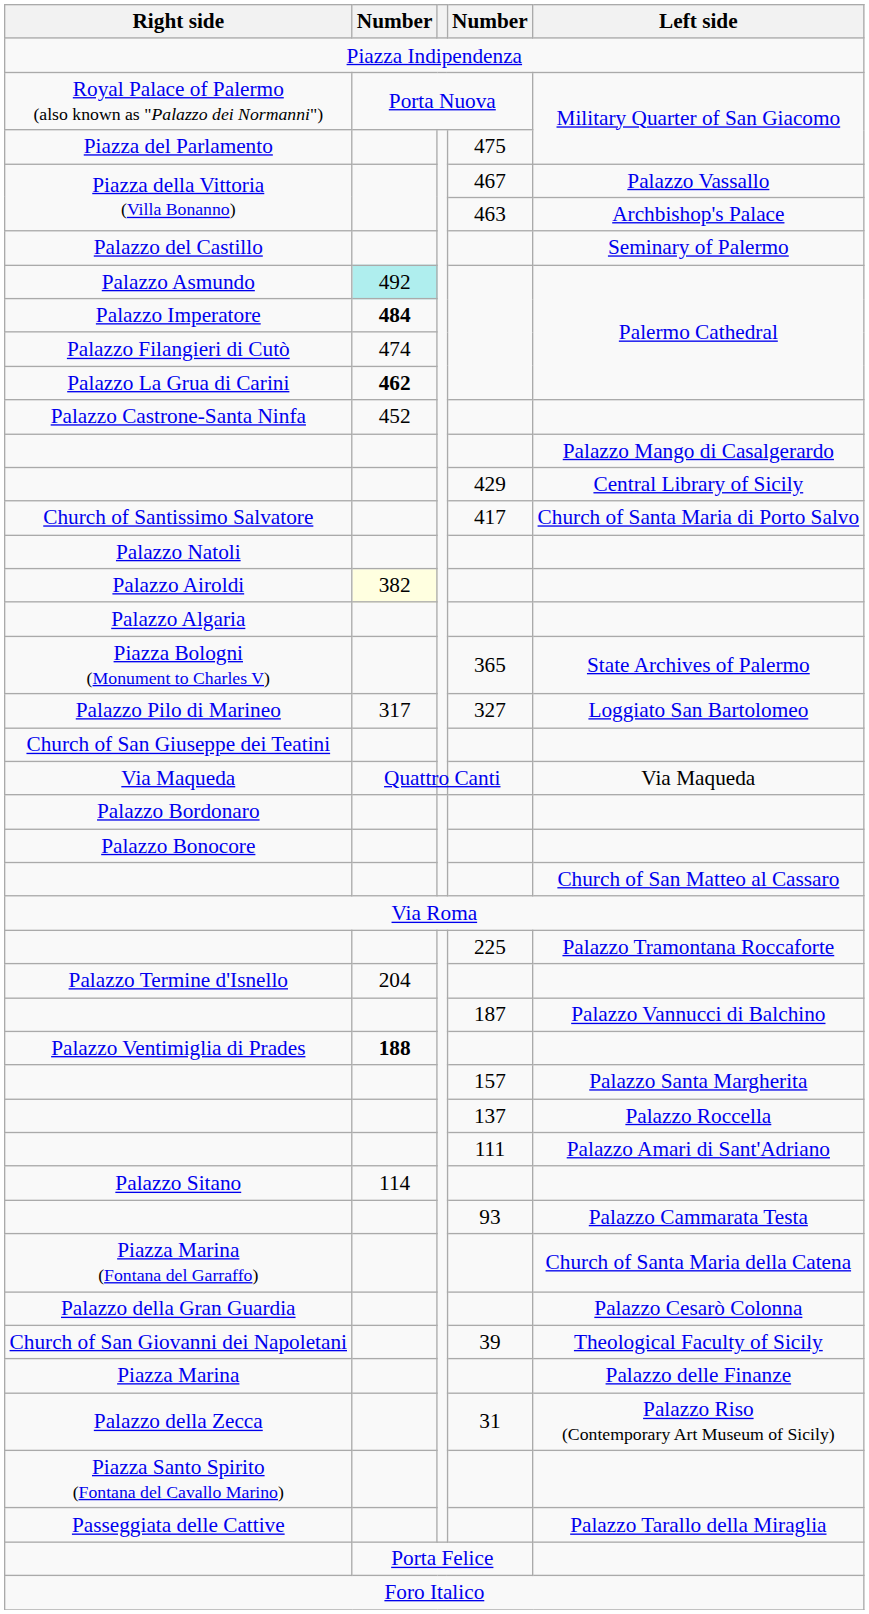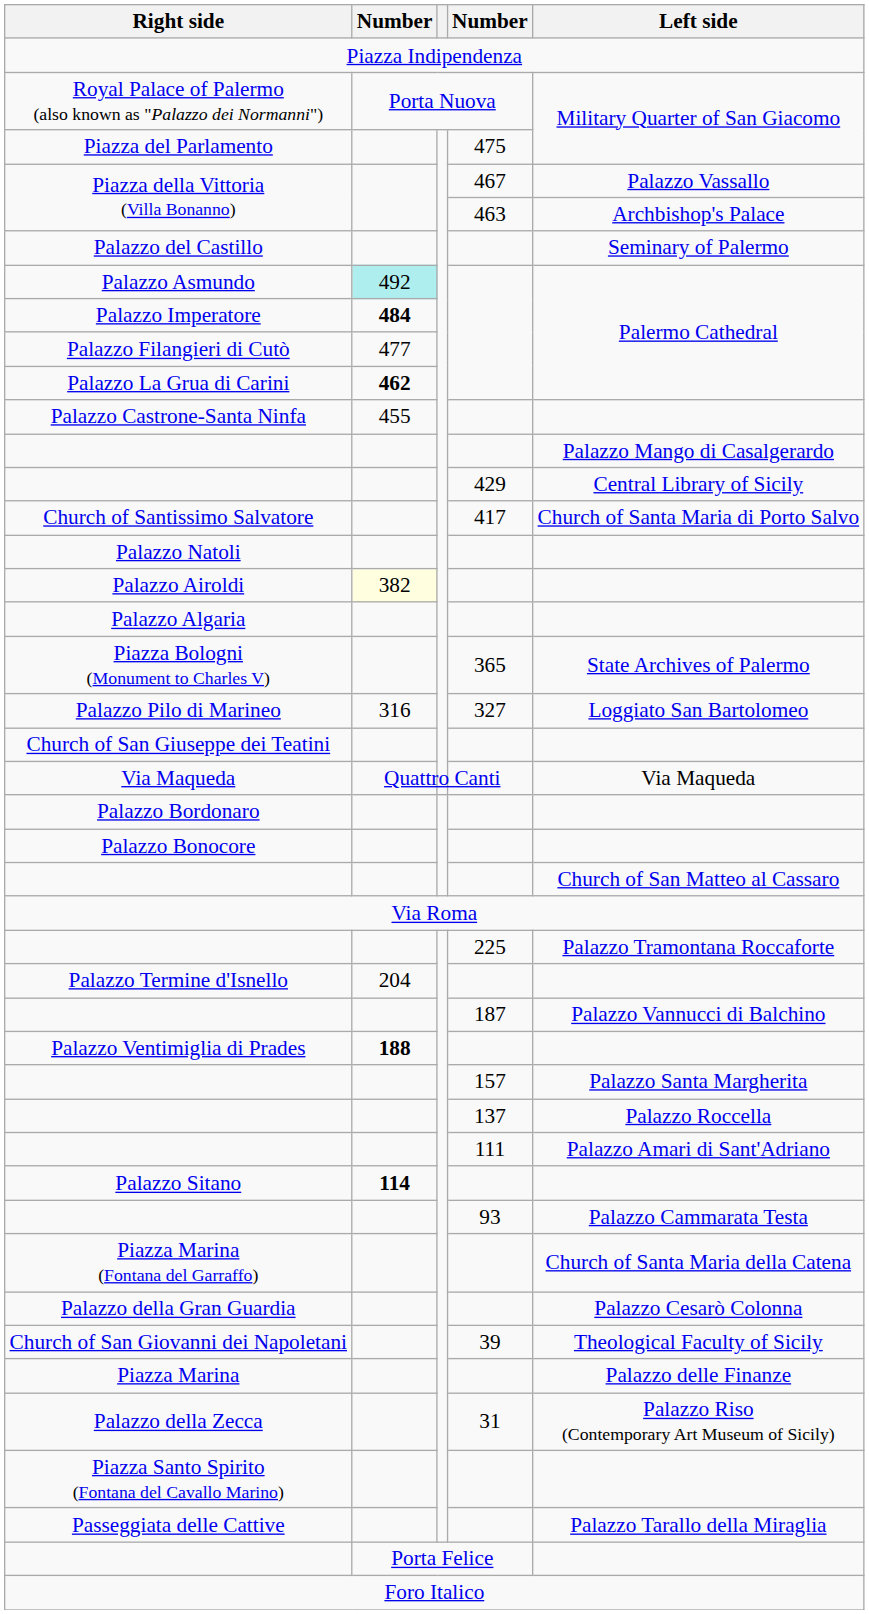(395, 349) 474 -> (395, 349) 477
(395, 416) 452 -> (395, 416) 455
(395, 710) 317 -> (395, 710) 316
(395, 1182) normal -> (395, 1182) bold
